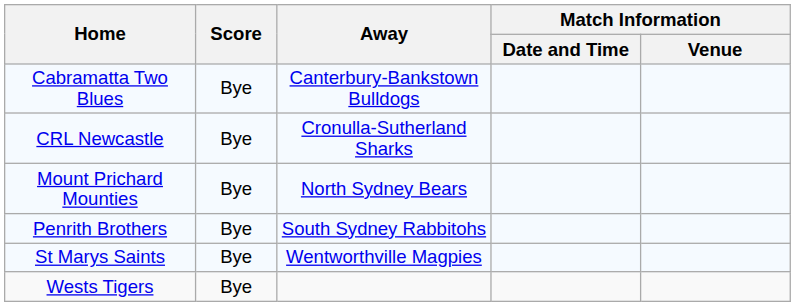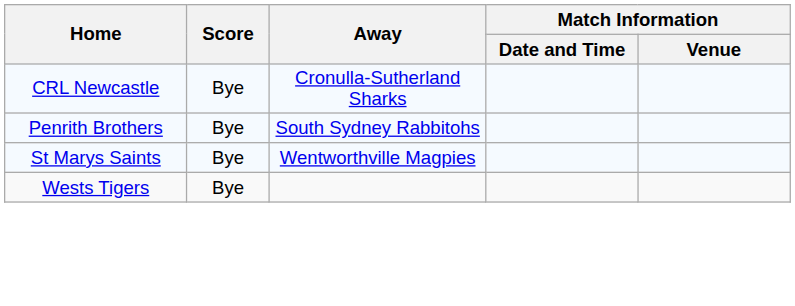- row: (100, 89)
- row: (100, 189)
